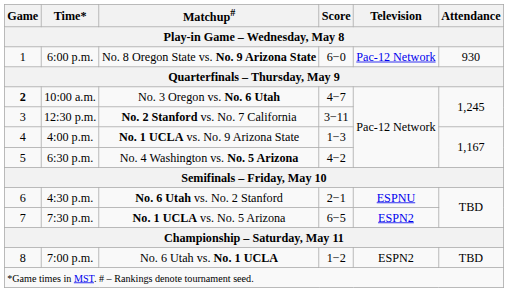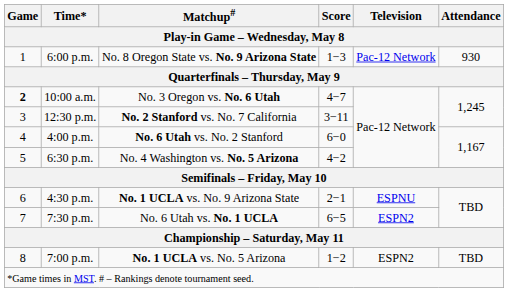(336, 57) 6−0 -> (336, 57) 1−3
(209, 137) No. 1 UCLA vs. No. 9 Arizona State -> (209, 137) No. 6 Utah vs. No. 2 Stanford
(336, 137) 1−3 -> (336, 137) 6−0
(209, 197) No. 6 Utah vs. No. 2 Stanford -> (209, 197) No. 1 UCLA vs. No. 9 Arizona State
(209, 217) No. 1 UCLA vs. No. 5 Arizona -> (209, 217) No. 6 Utah vs. No. 1 UCLA
(209, 257) No. 6 Utah vs. No. 1 UCLA -> (209, 257) No. 1 UCLA vs. No. 5 Arizona
